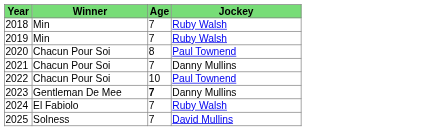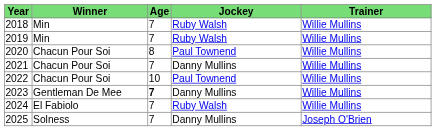+ column: (366, 11)
(203, 119) David Mullins -> (204, 119) Danny Mullins
